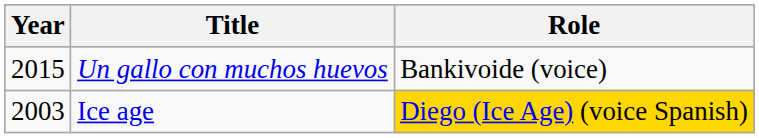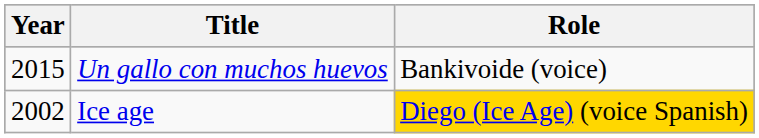(38, 111) 2003 -> (38, 111) 2002
